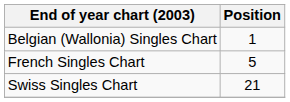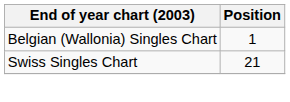- row: (76, 62)
